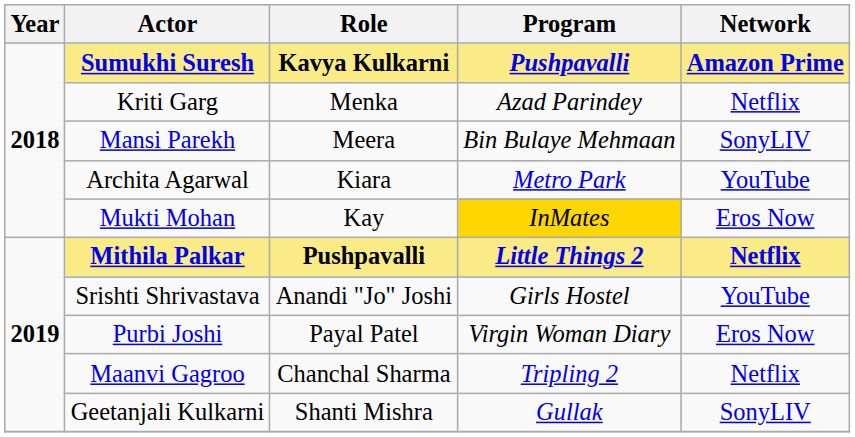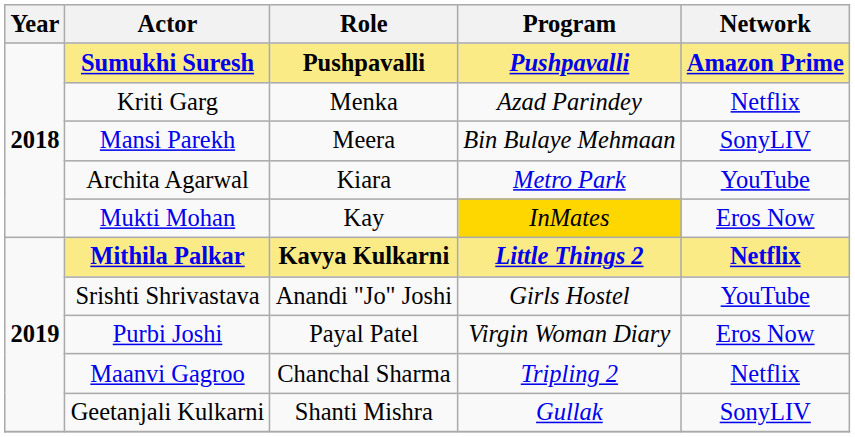(364, 62) Kavya Kulkarni -> (364, 62) Pushpavalli
(364, 256) Pushpavalli -> (364, 256) Kavya Kulkarni
